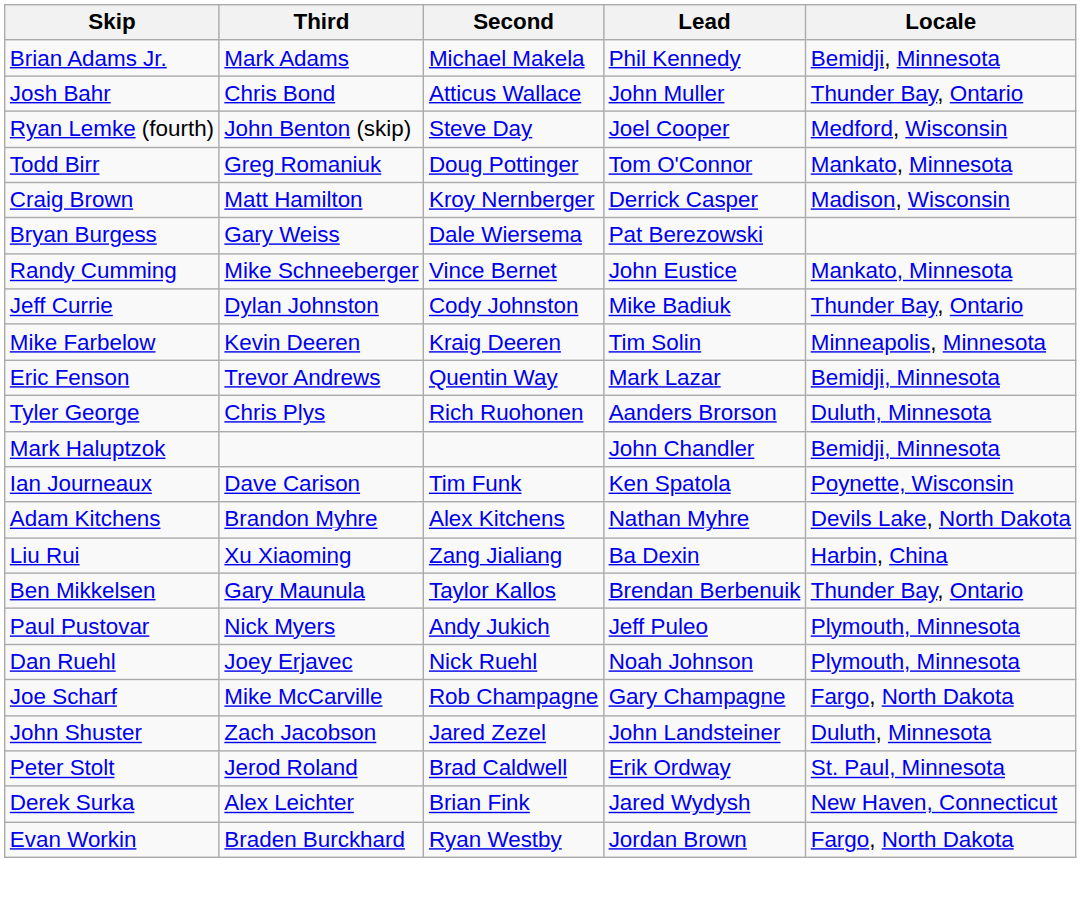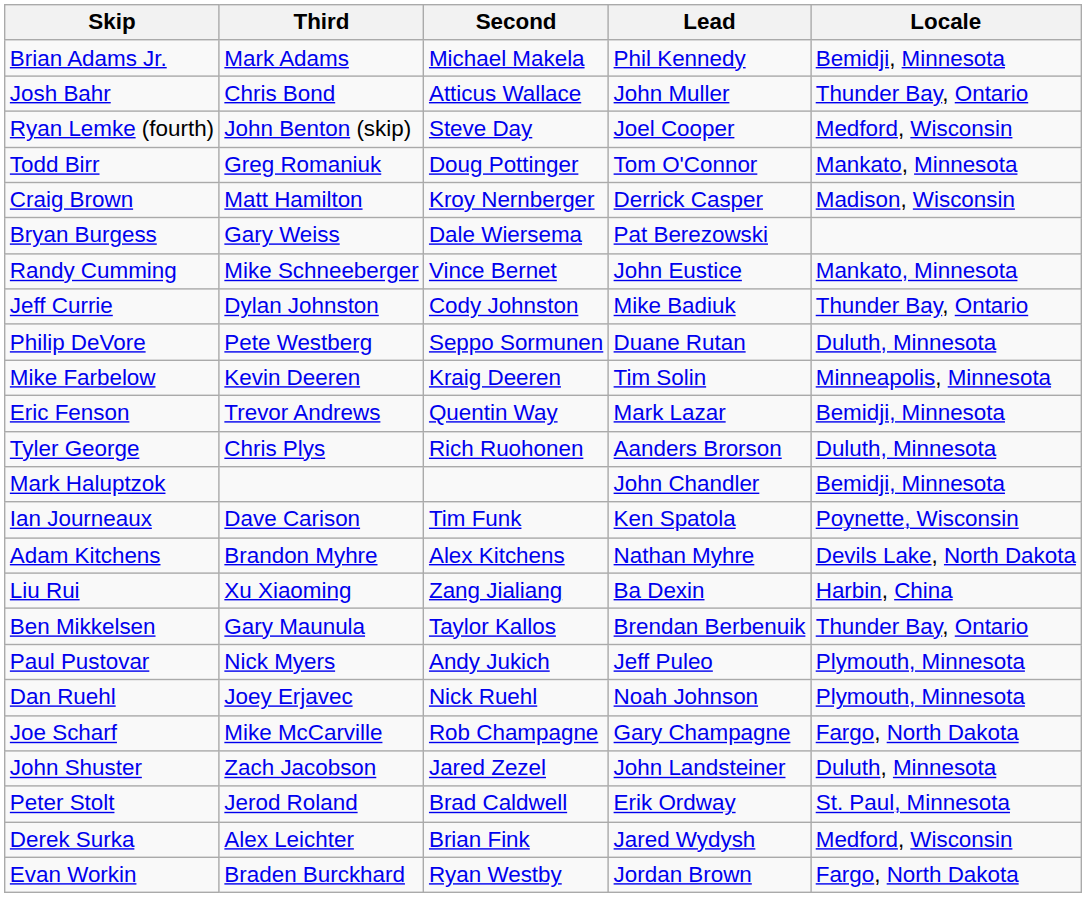+ row: (78, 341)
(934, 803) New Haven, Connecticut -> (914, 839) Medford, Wisconsin
